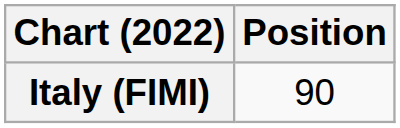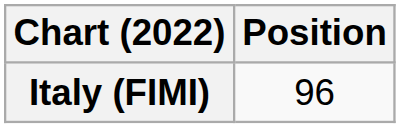(315, 91) 90 -> (315, 91) 96
